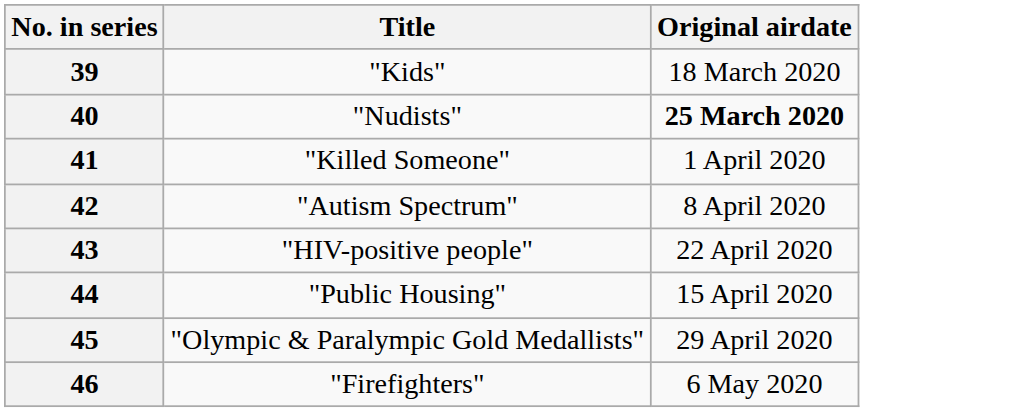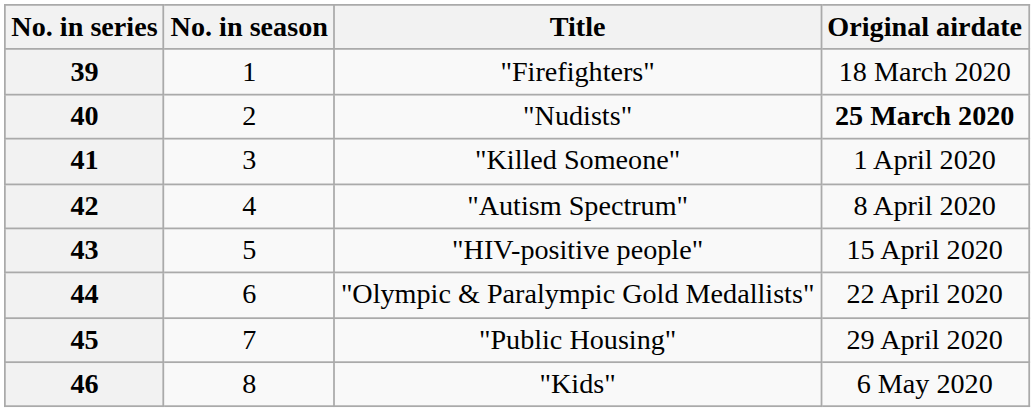+ column: (249, 26)
(407, 71) "Kids" -> (578, 71) "Firefighters"
(754, 250) 22 April 2020 -> (925, 250) 15 April 2020
(407, 294) "Public Housing" -> (578, 294) "Olympic & Paralympic Gold Medallists"
(754, 294) 15 April 2020 -> (925, 294) 22 April 2020
(407, 339) "Olympic & Paralympic Gold Medallists" -> (578, 339) "Public Housing"
(407, 384) "Firefighters" -> (578, 384) "Kids"
